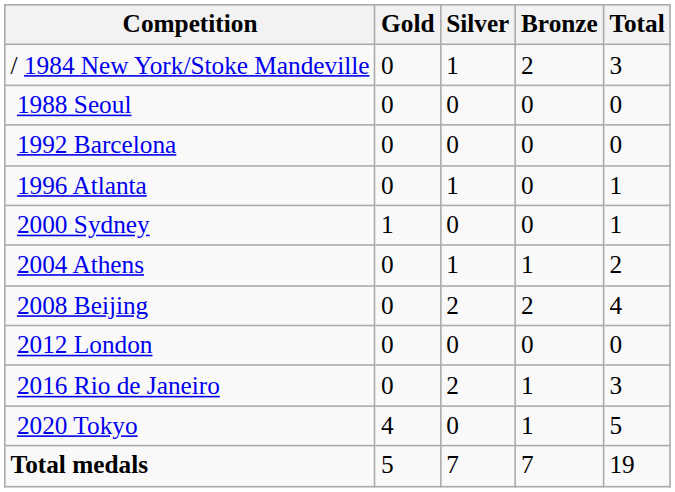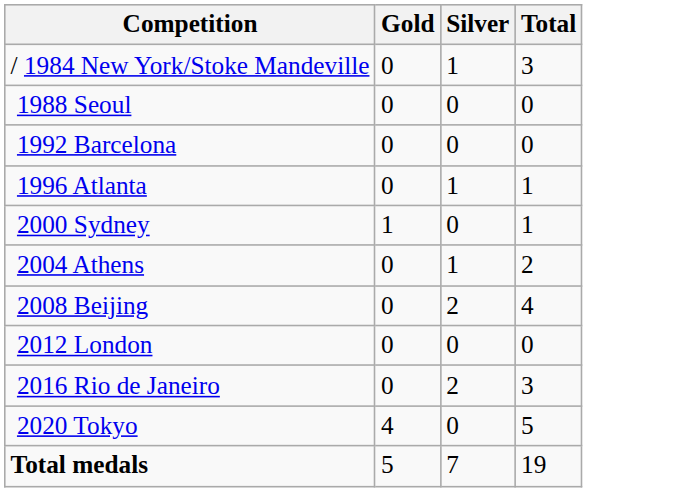- column: (559, 24)
